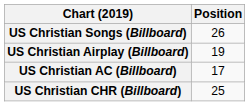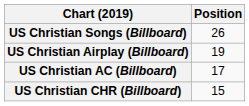(218, 91) 25 -> (218, 91) 15
